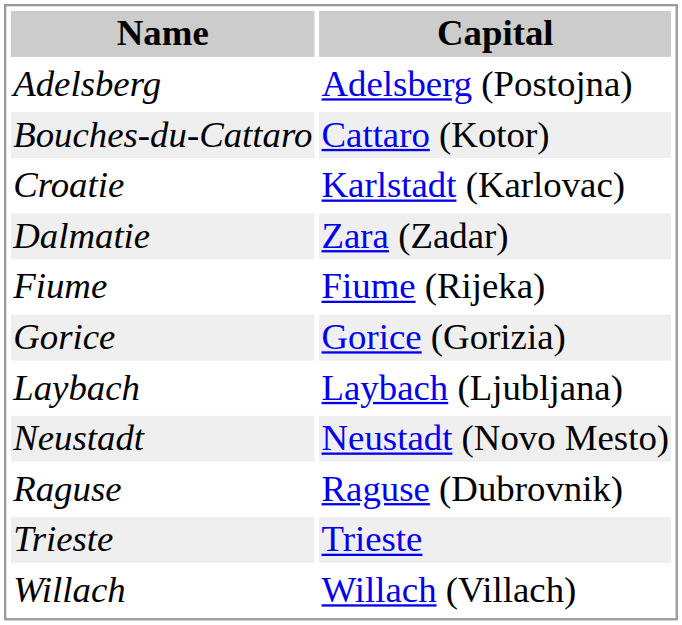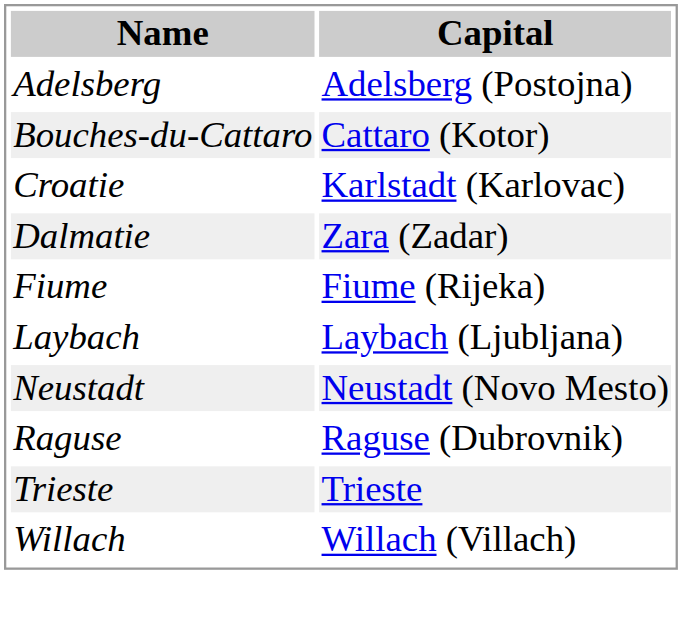- row: (64, 336)
